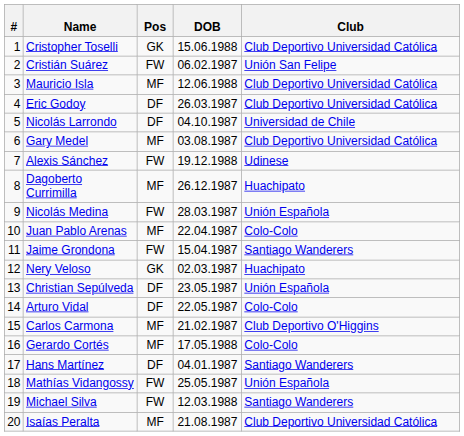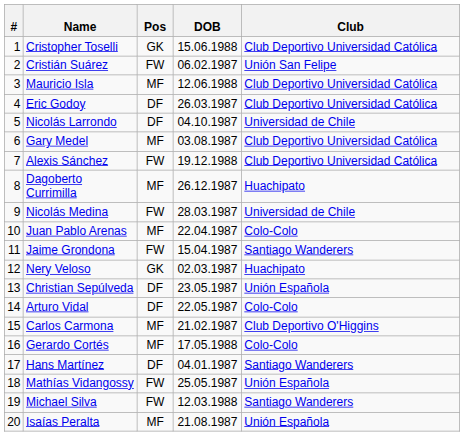(266, 160) Udinese -> (341, 160) Club Deportivo Universidad Católica
(287, 212) Unión Española -> (300, 212) Universidad de Chile
(341, 421) Club Deportivo Universidad Católica -> (287, 421) Unión Española
